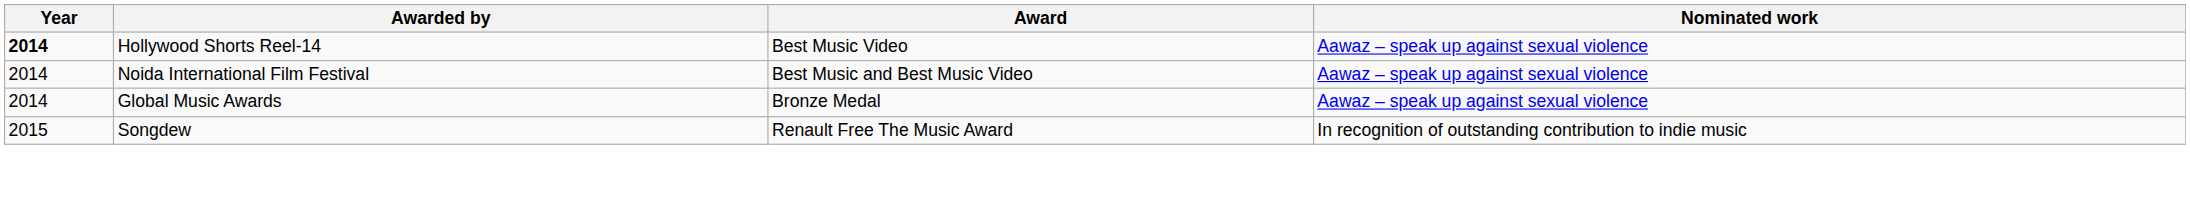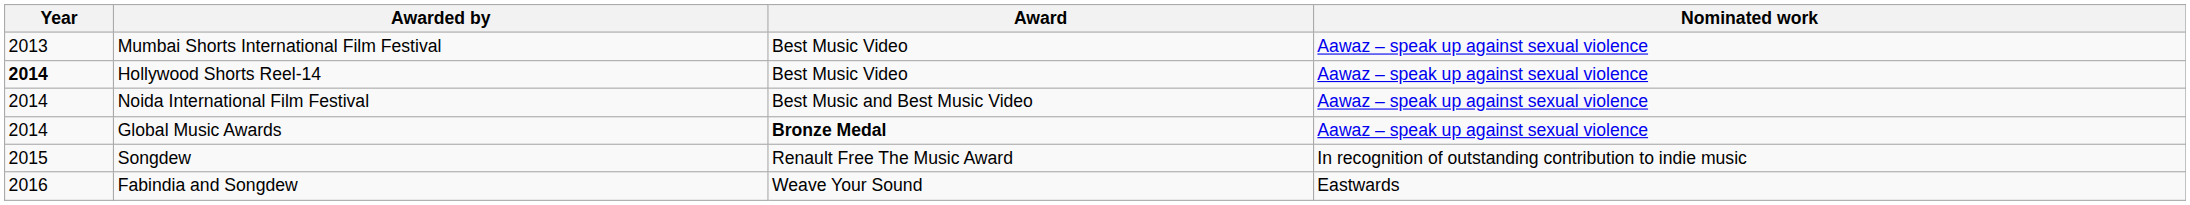+ row: (280, 46)
(826, 102) normal -> (829, 130) bold
+ row: (208, 185)
